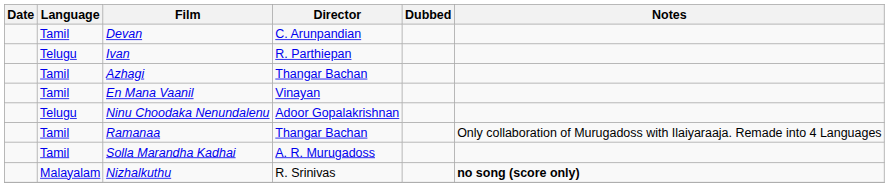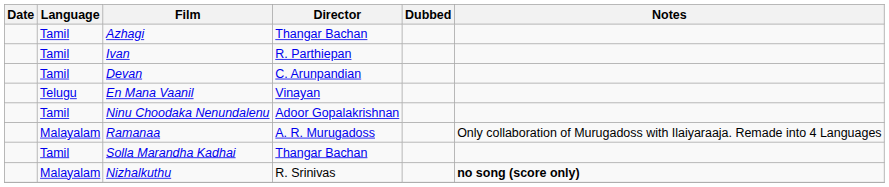rows swapped: (125, 74) <-> (124, 34)
(58, 54) Telugu -> (55, 54) Tamil
(55, 93) Tamil -> (58, 93) Telugu
(58, 113) Telugu -> (55, 113) Tamil
(55, 133) Tamil -> (70, 133) Malayalam
(321, 133) Thangar Bachan -> (325, 133) A. R. Murugadoss
(325, 153) A. R. Murugadoss -> (321, 153) Thangar Bachan
